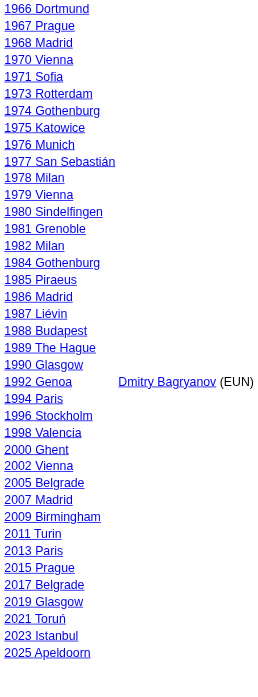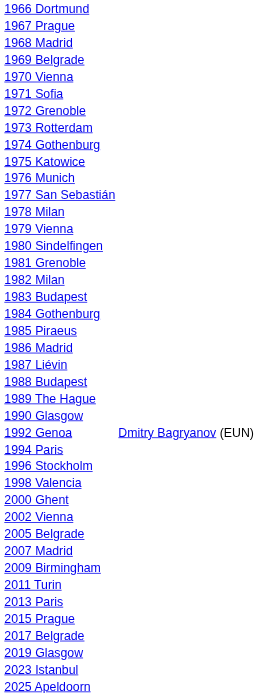+ row: (44, 60)
+ row: (45, 110)
+ row: (46, 297)
- row: (35, 619)
